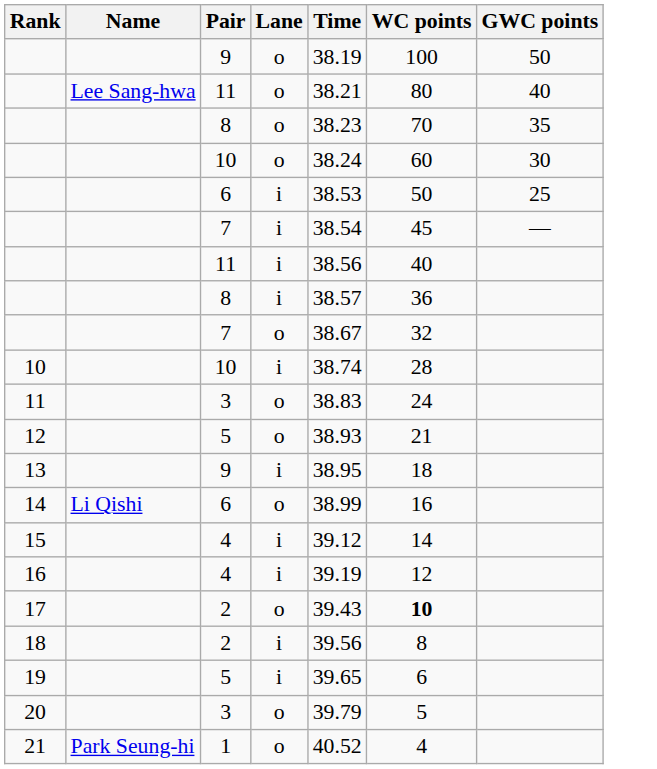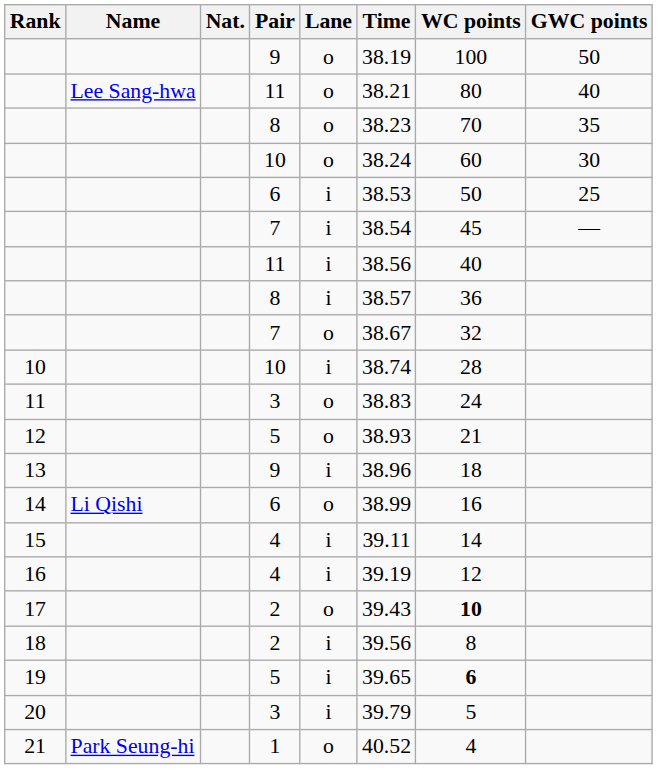+ column: (225, 21)
(337, 470) 38.95 -> (387, 470) 38.96
(337, 539) 39.12 -> (387, 539) 39.11
(422, 677) normal -> (471, 677) bold
(279, 711) o -> (328, 711) i
